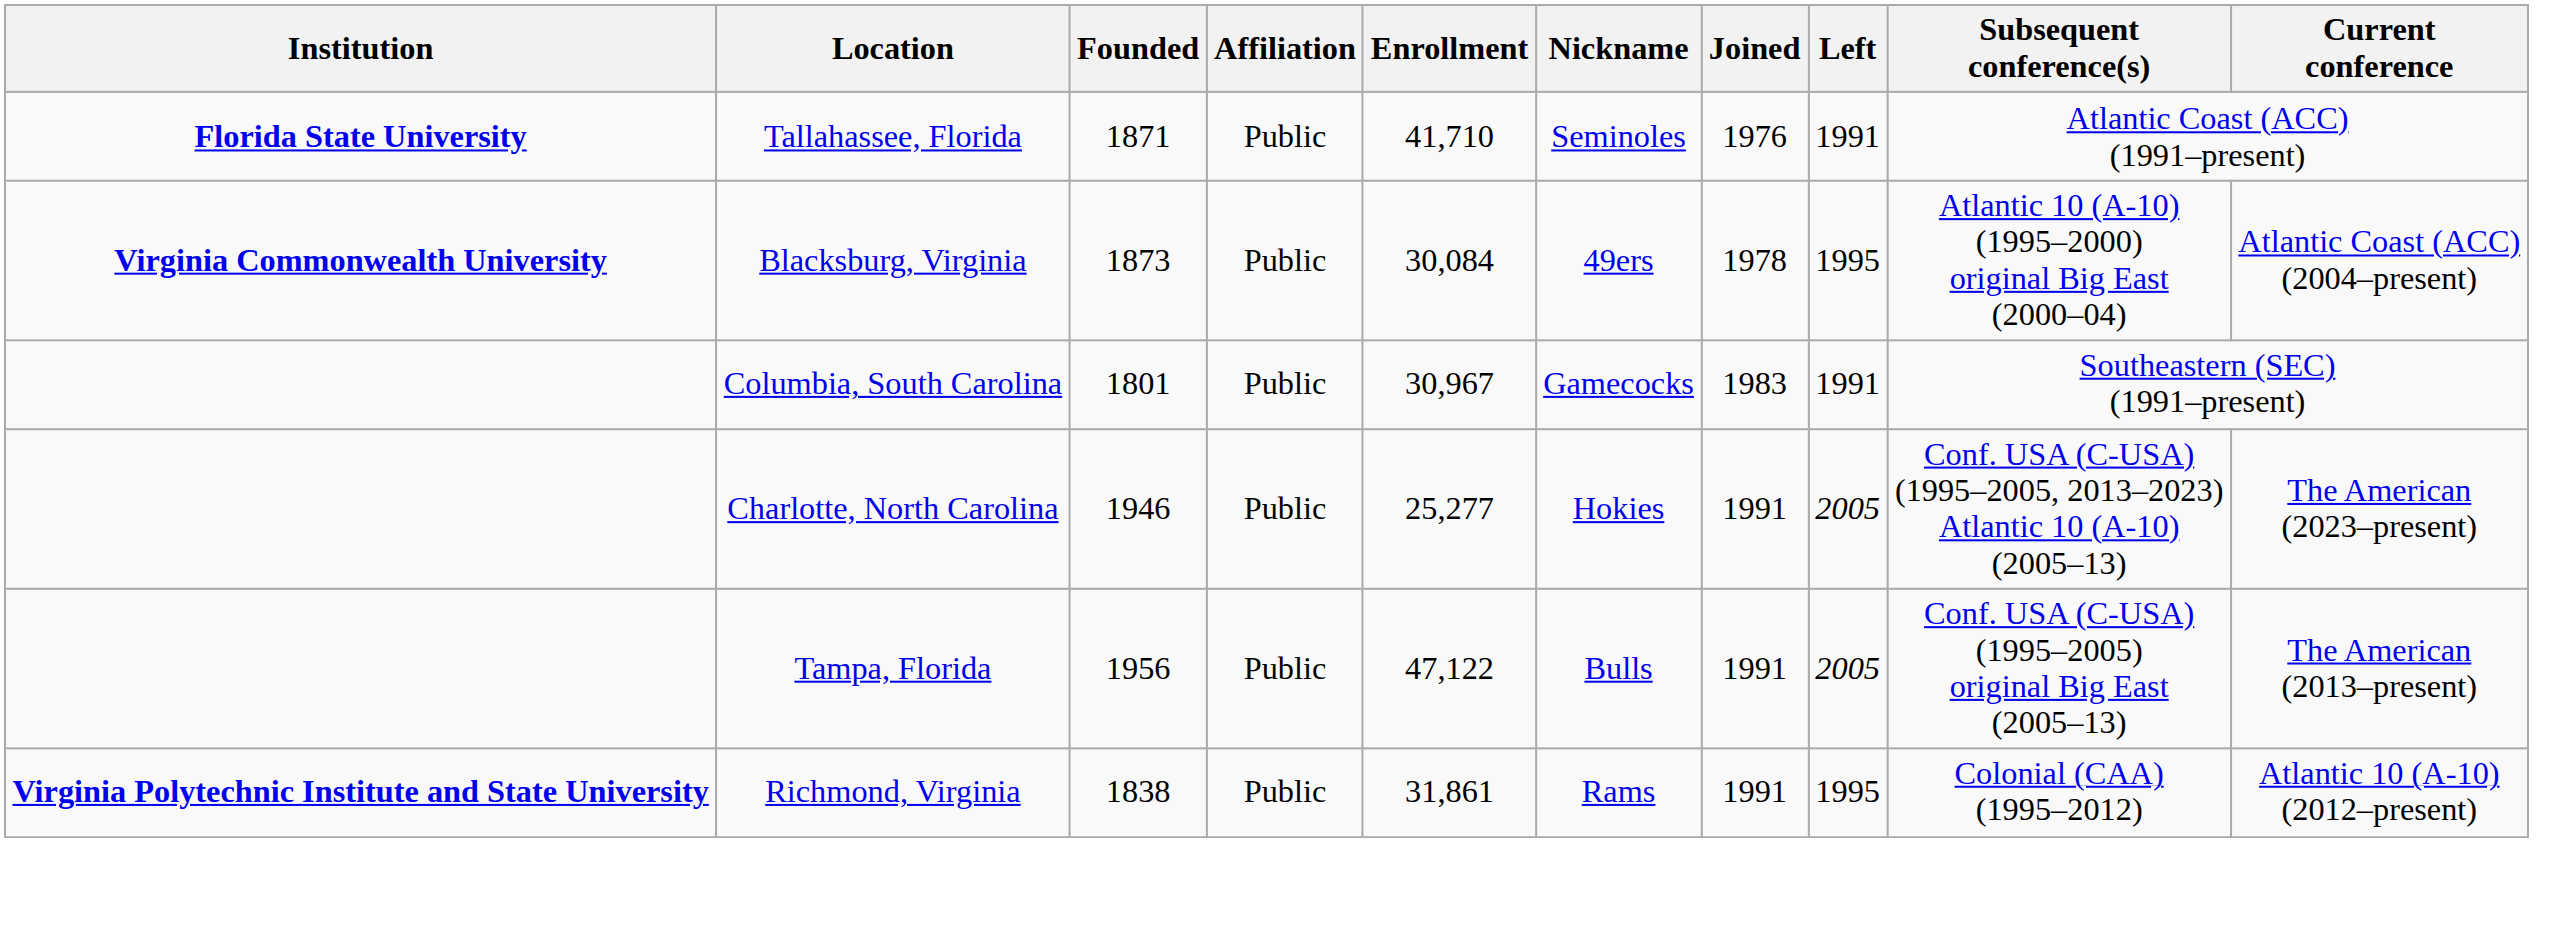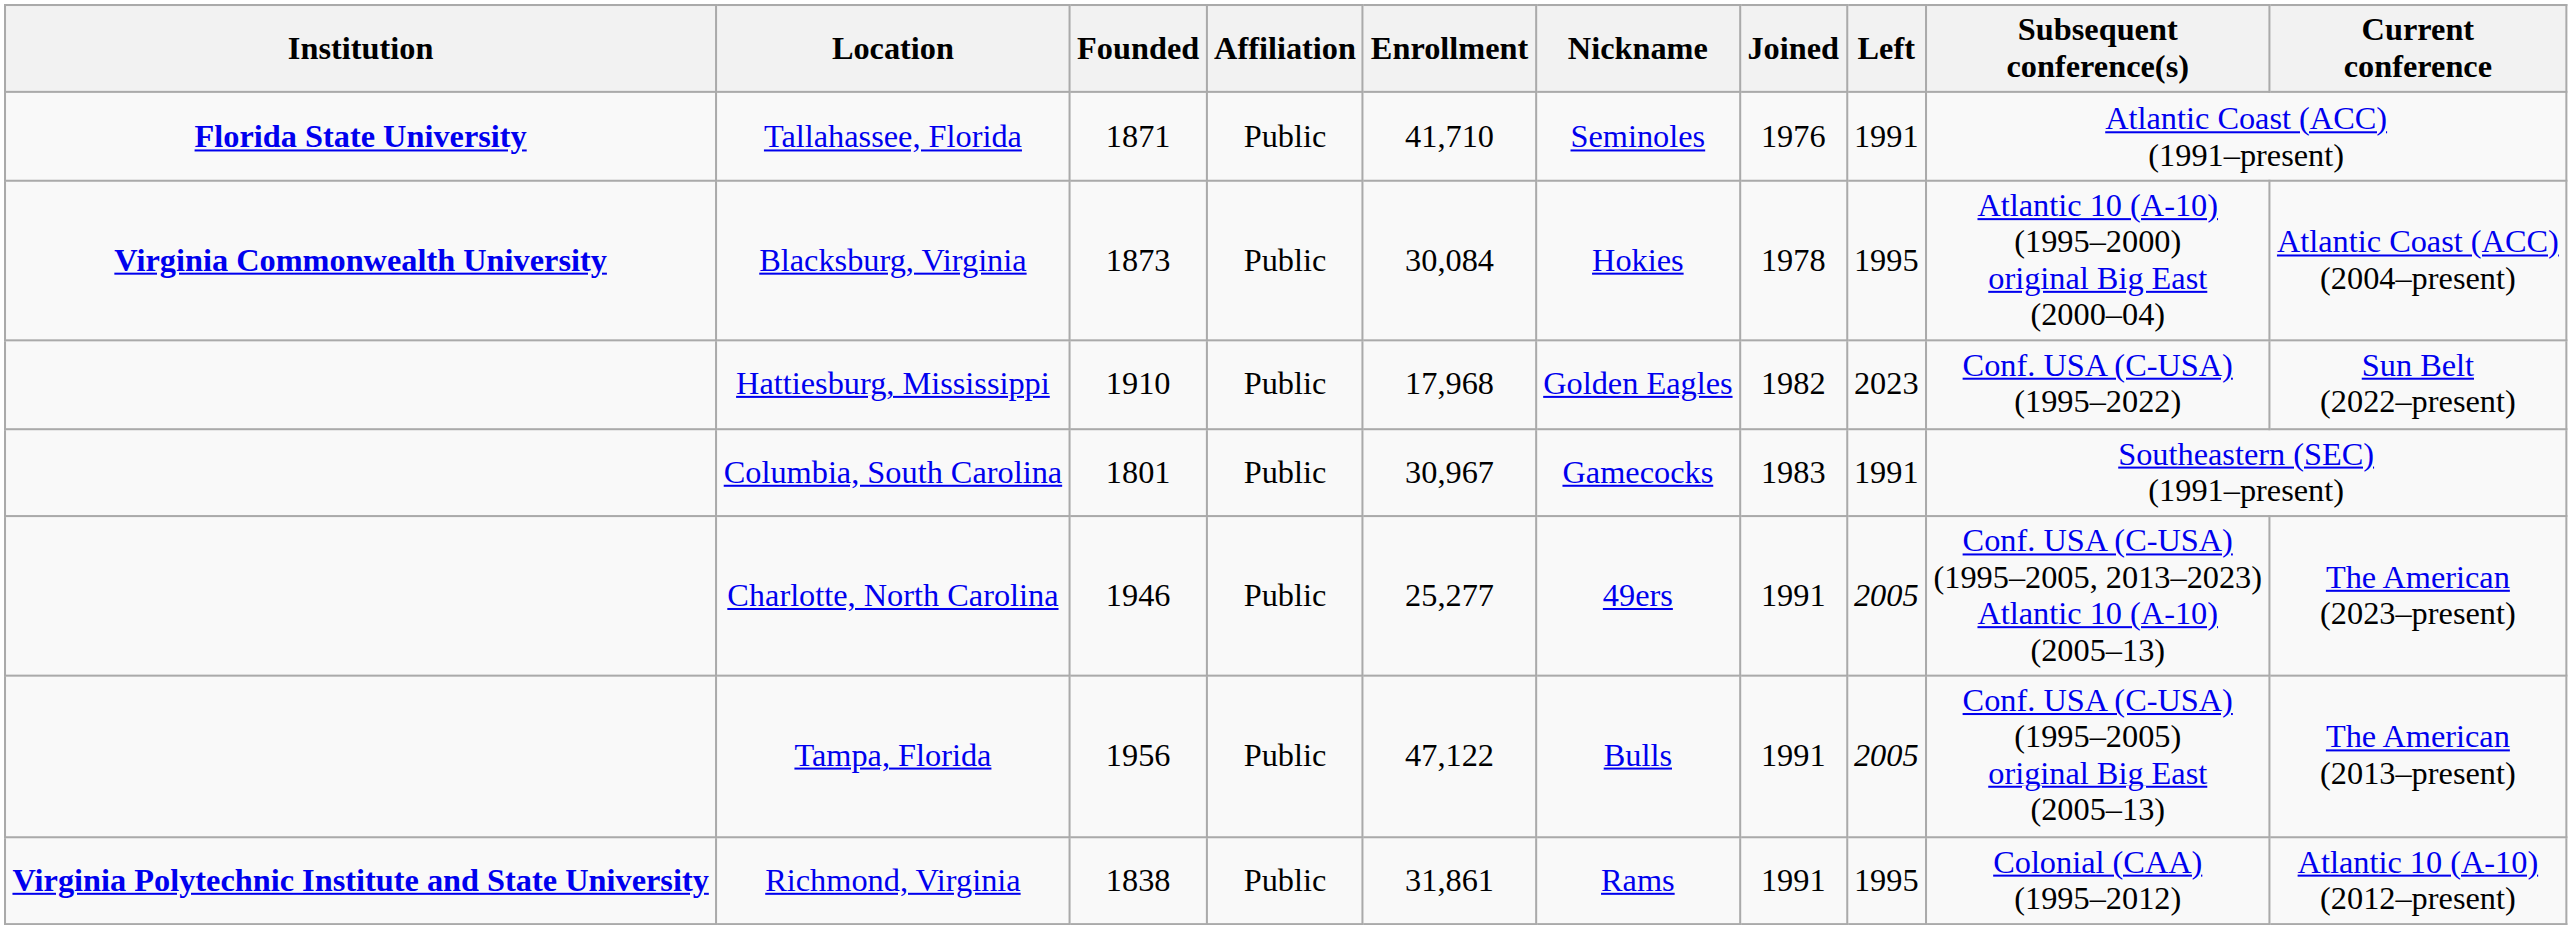(1619, 259) 49ers -> (1638, 259) Hokies
+ row: (893, 383)
(1619, 507) Hokies -> (1638, 595) 49ers
